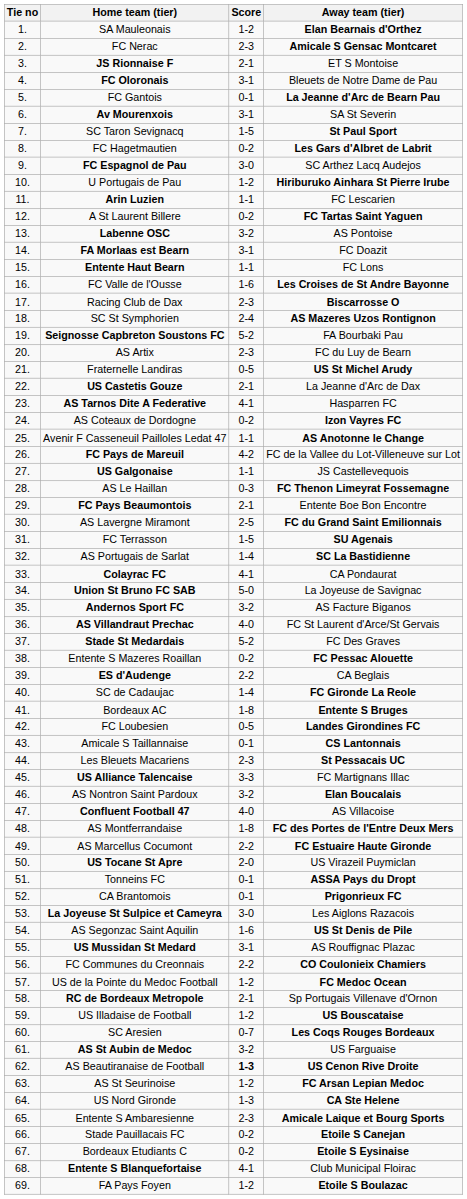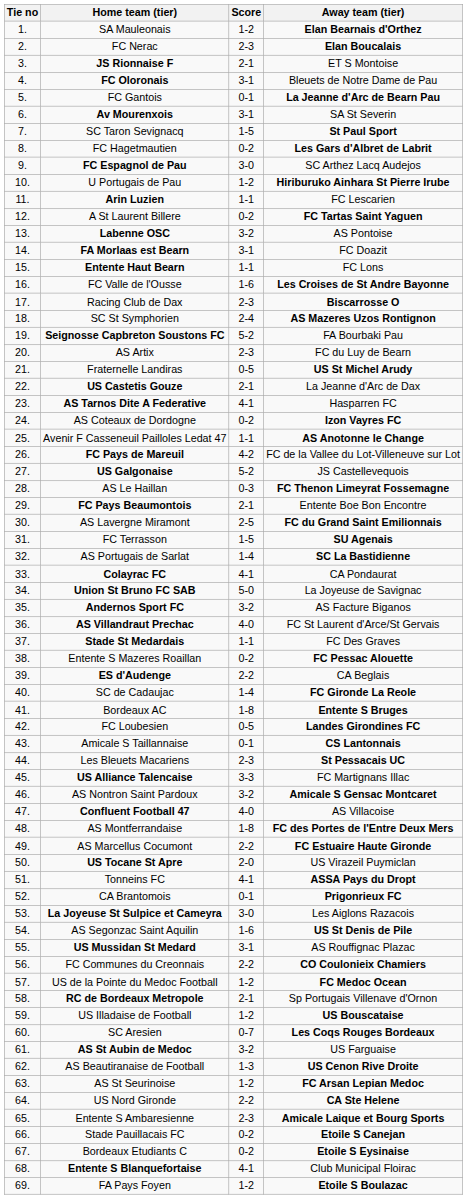(363, 47) Amicale S Gensac Montcaret -> (363, 47) Elan Boucalais
(246, 472) 1-1 -> (246, 472) 5-2
(246, 642) 5-2 -> (246, 642) 1-1
(363, 795) Elan Boucalais -> (363, 795) Amicale S Gensac Montcaret
(246, 880) 0-1 -> (246, 880) 4-1
(246, 1067) bold -> (246, 1067) normal
(246, 1101) 1-3 -> (246, 1101) 2-2
